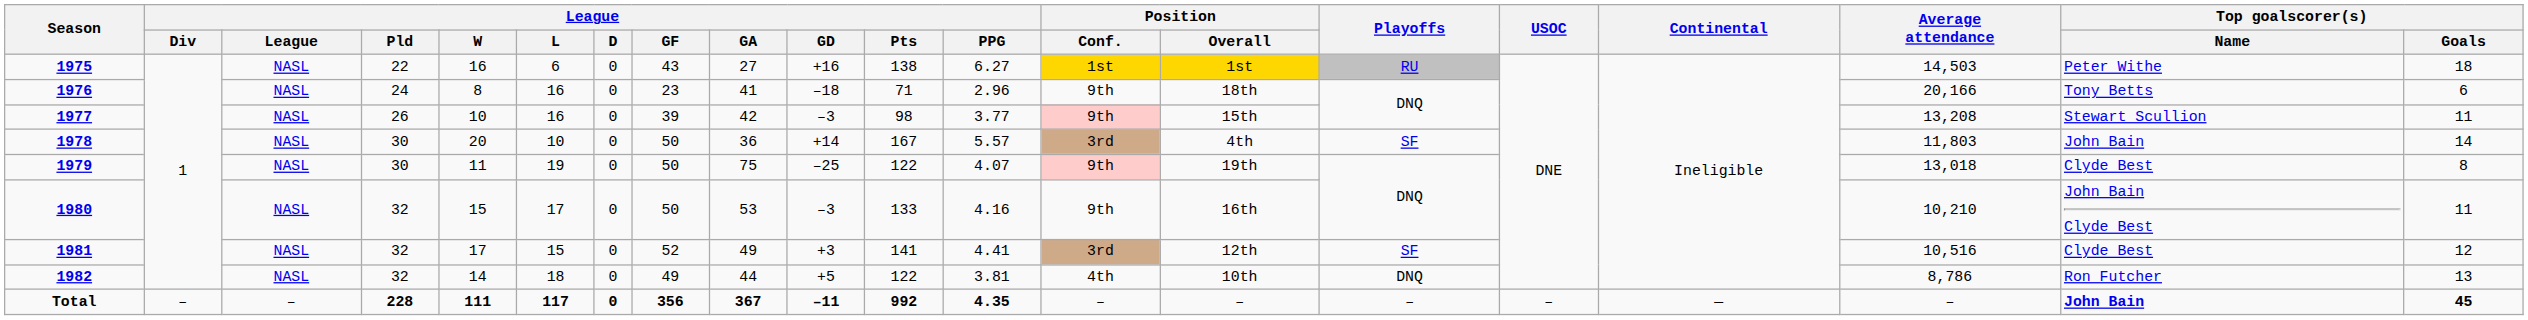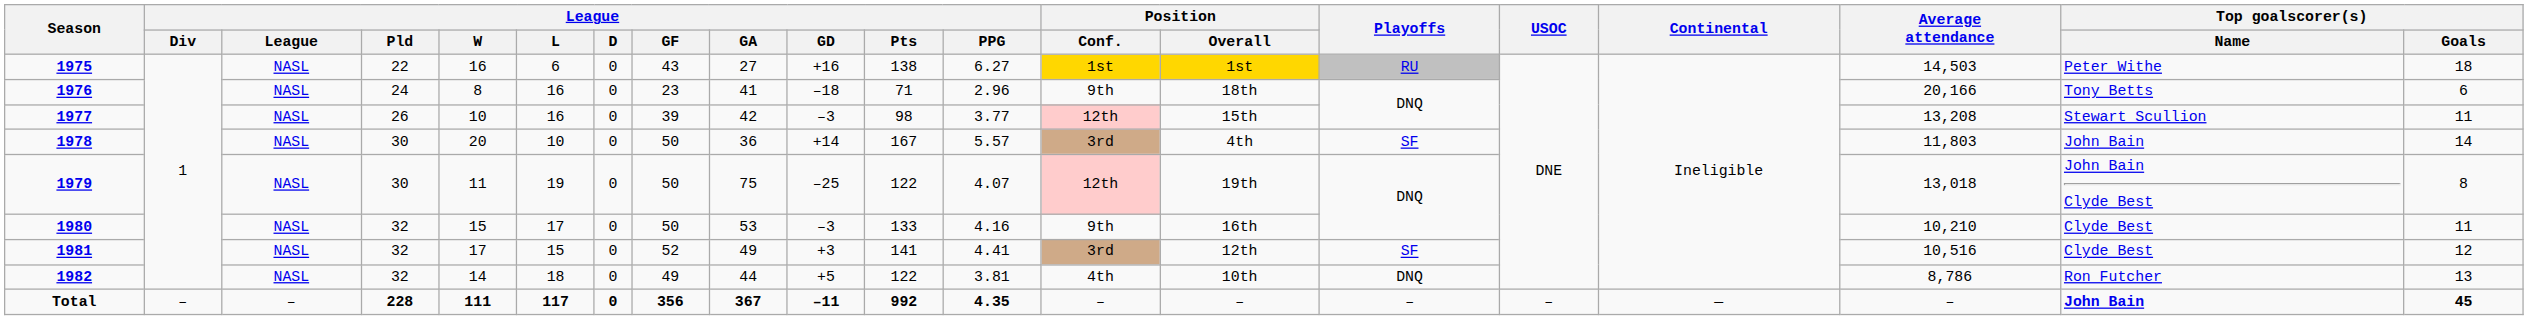(1100, 117) 9th -> (1100, 117) 12th
(1100, 167) 9th -> (1100, 184) 12th
(2109, 167) Clyde Best -> (2232, 184) John Bain Clyde Best
(2232, 209) John Bain Clyde Best -> (2109, 227) Clyde Best
